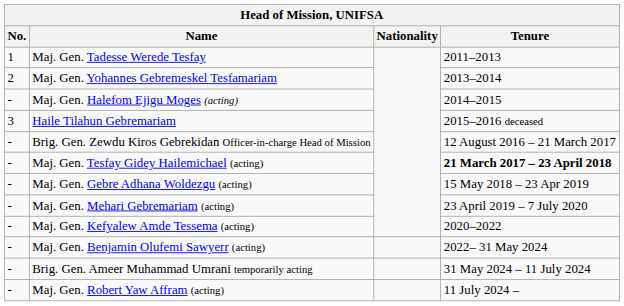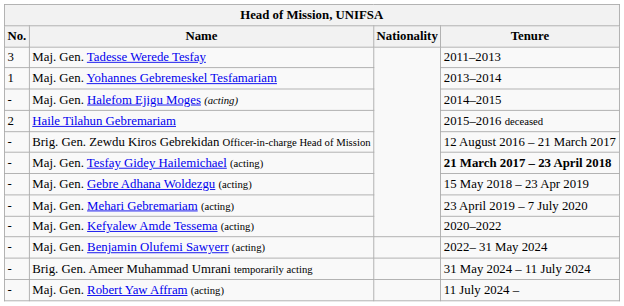(11, 57) 1 -> (11, 57) 3
(11, 78) 2 -> (11, 78) 1
(11, 121) 3 -> (11, 121) 2
